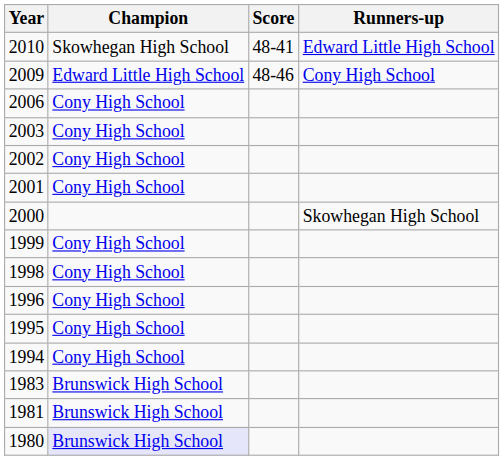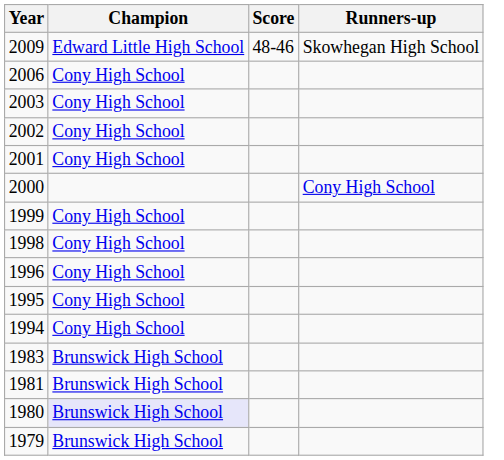- row: (26, 46)
(369, 74) Cony High School -> (391, 46) Skowhegan High School
(391, 215) Skowhegan High School -> (369, 187) Cony High School
+ row: (26, 441)
